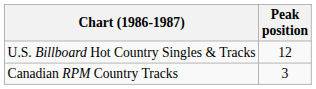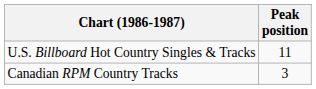(285, 52) 12 -> (285, 52) 11
